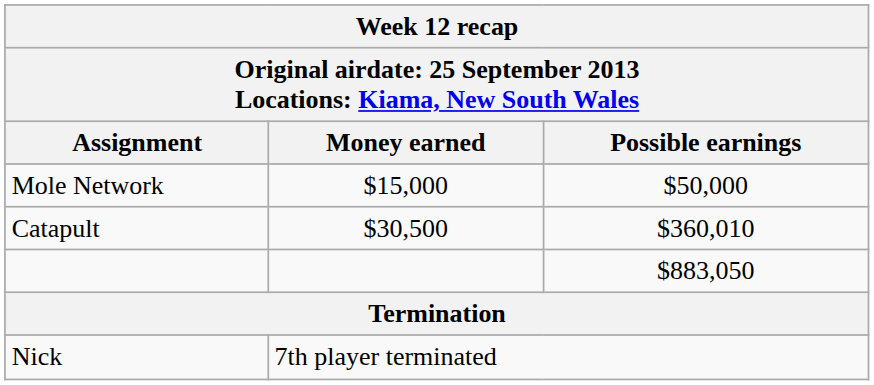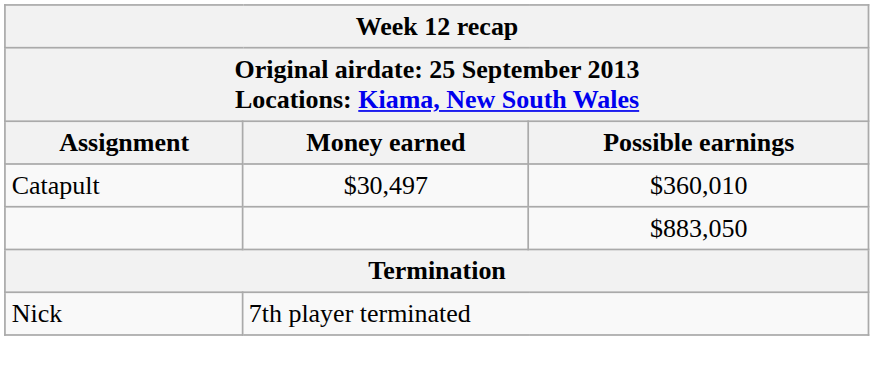- row: (88, 185)
(406, 228) $30,500 -> (386, 185) $30,497
